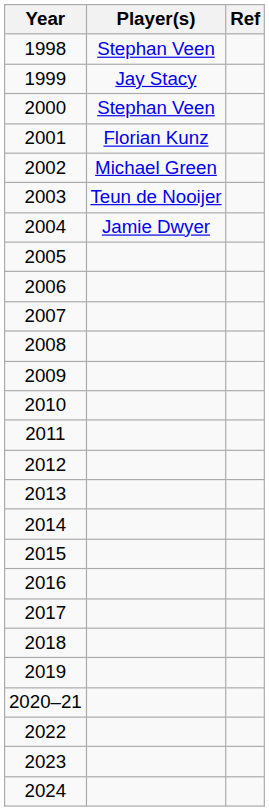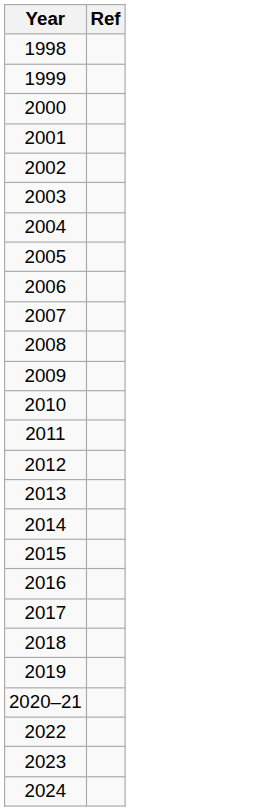- column: (156, 19)
